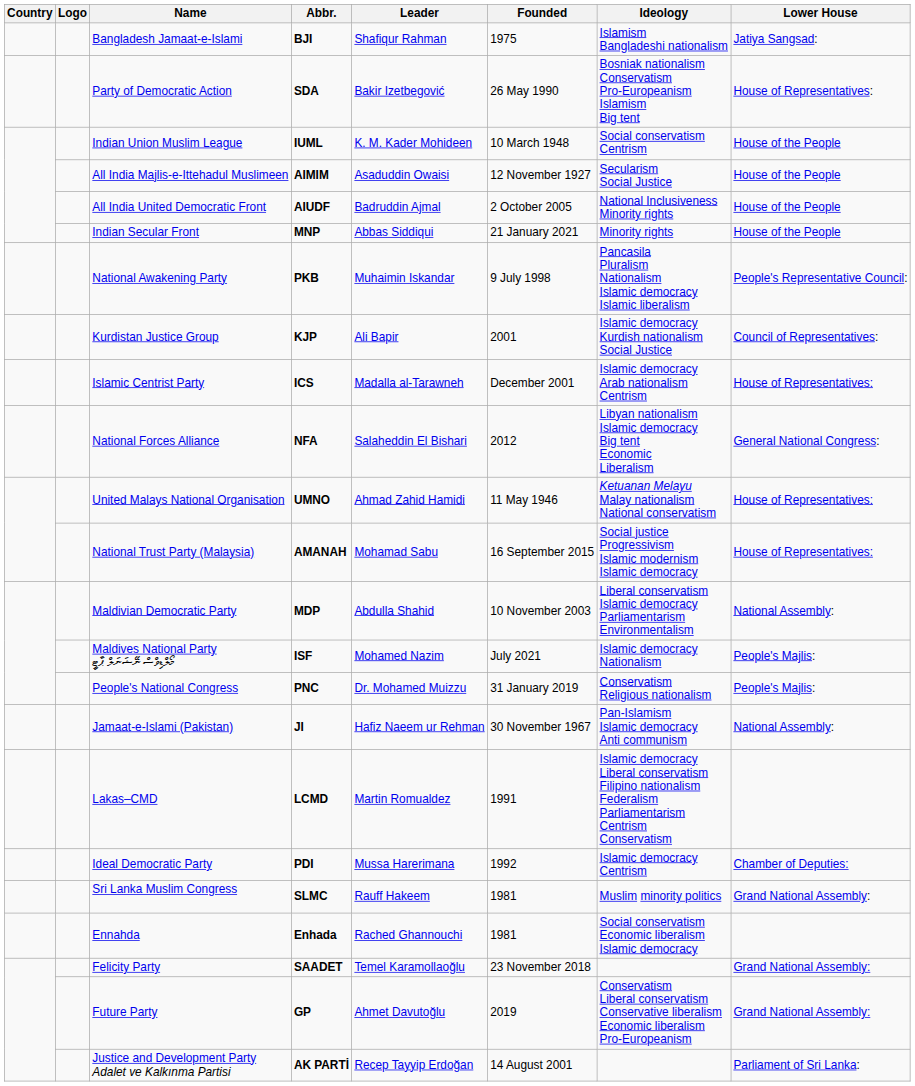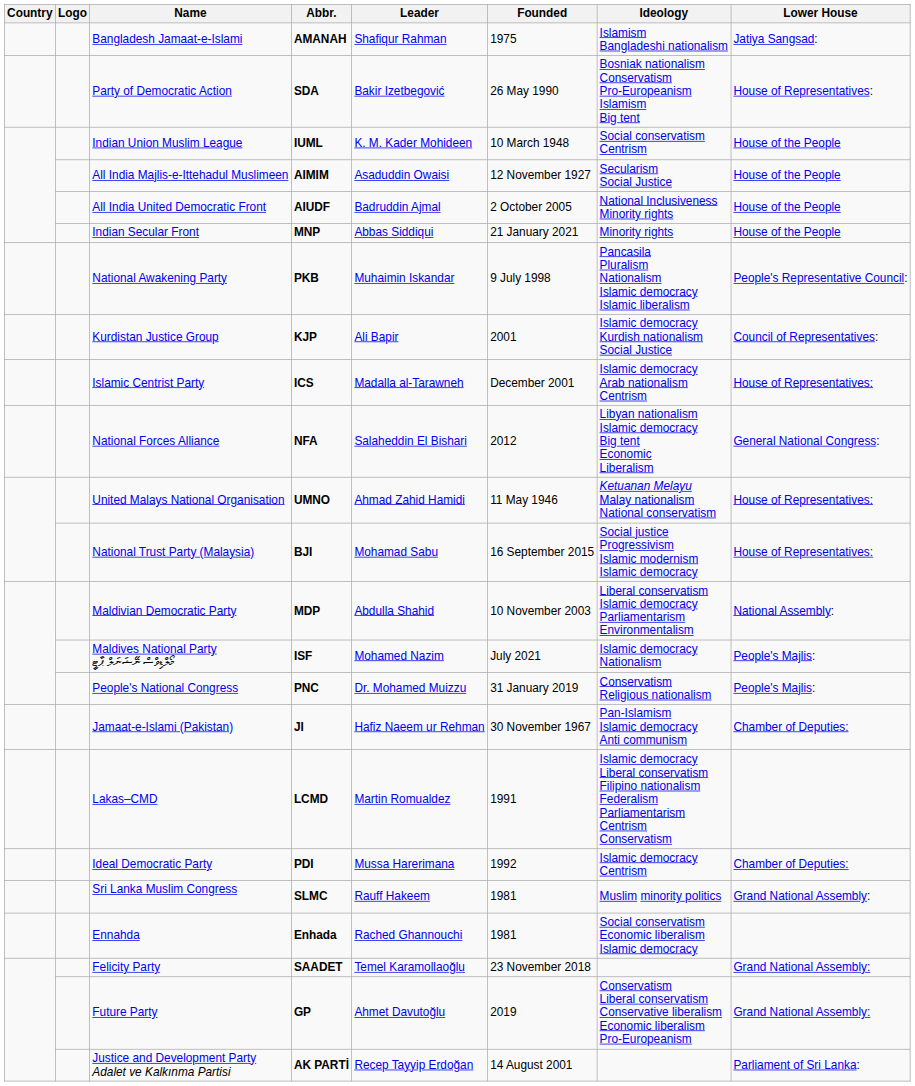(303, 39) BJI -> (320, 39) AMANAH
(320, 552) AMANAH -> (303, 552) BJI
(784, 727) National Assembly: -> (791, 727) Chamber of Deputies:
